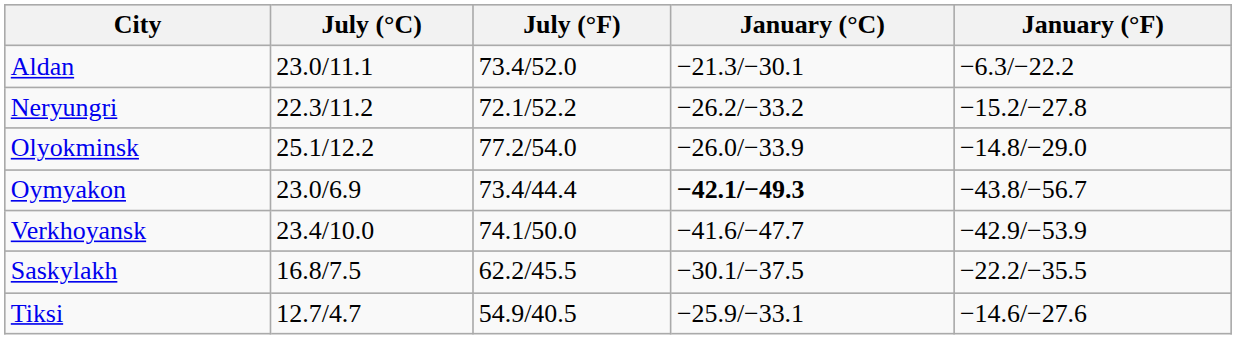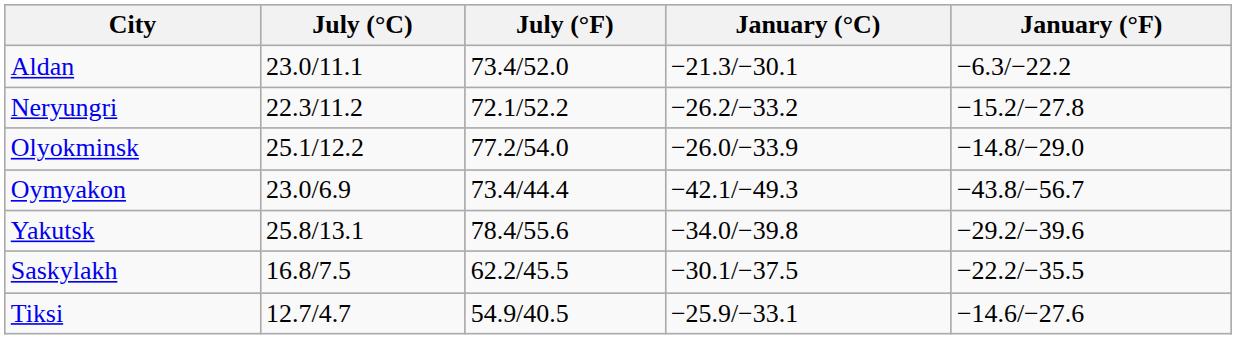(741, 189) bold -> (735, 189) normal
- row: (78, 230)
+ row: (53, 230)
